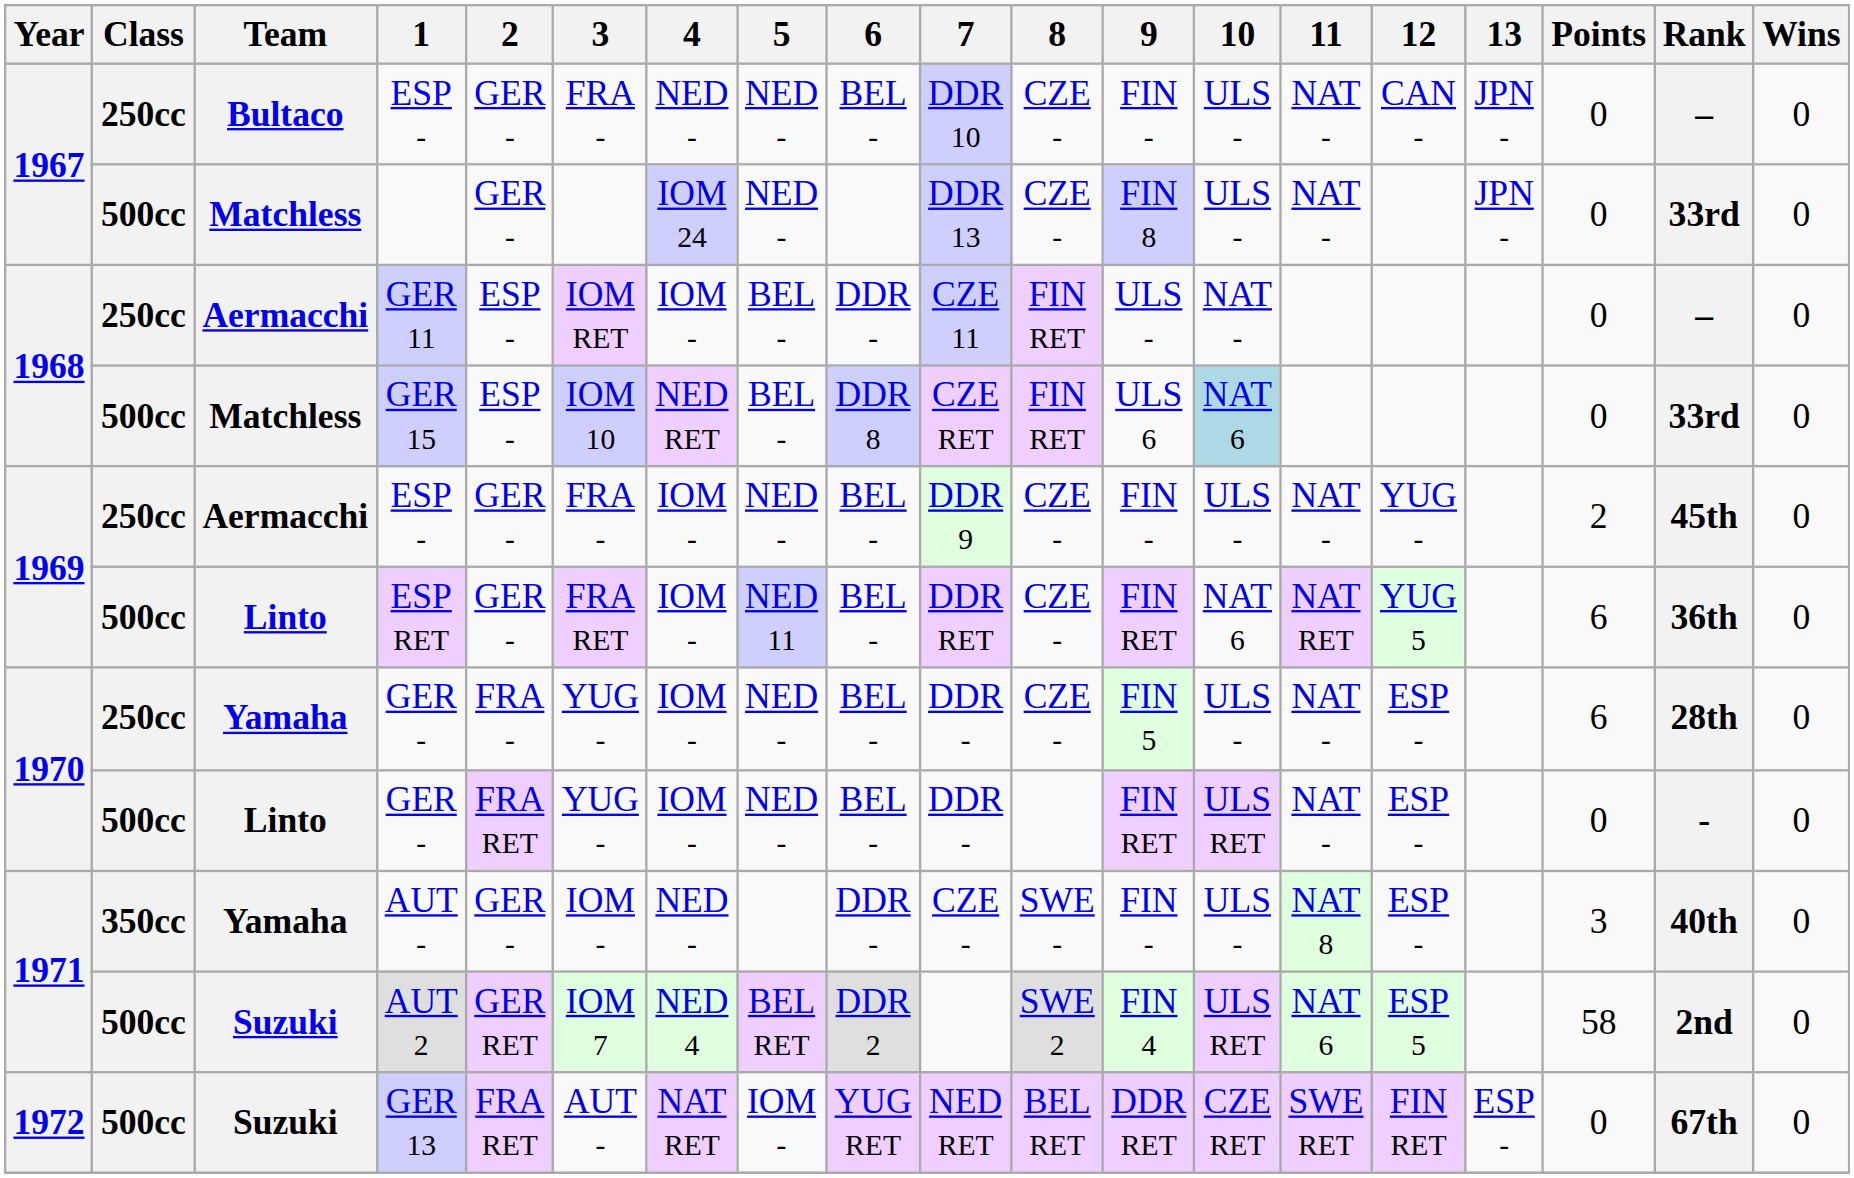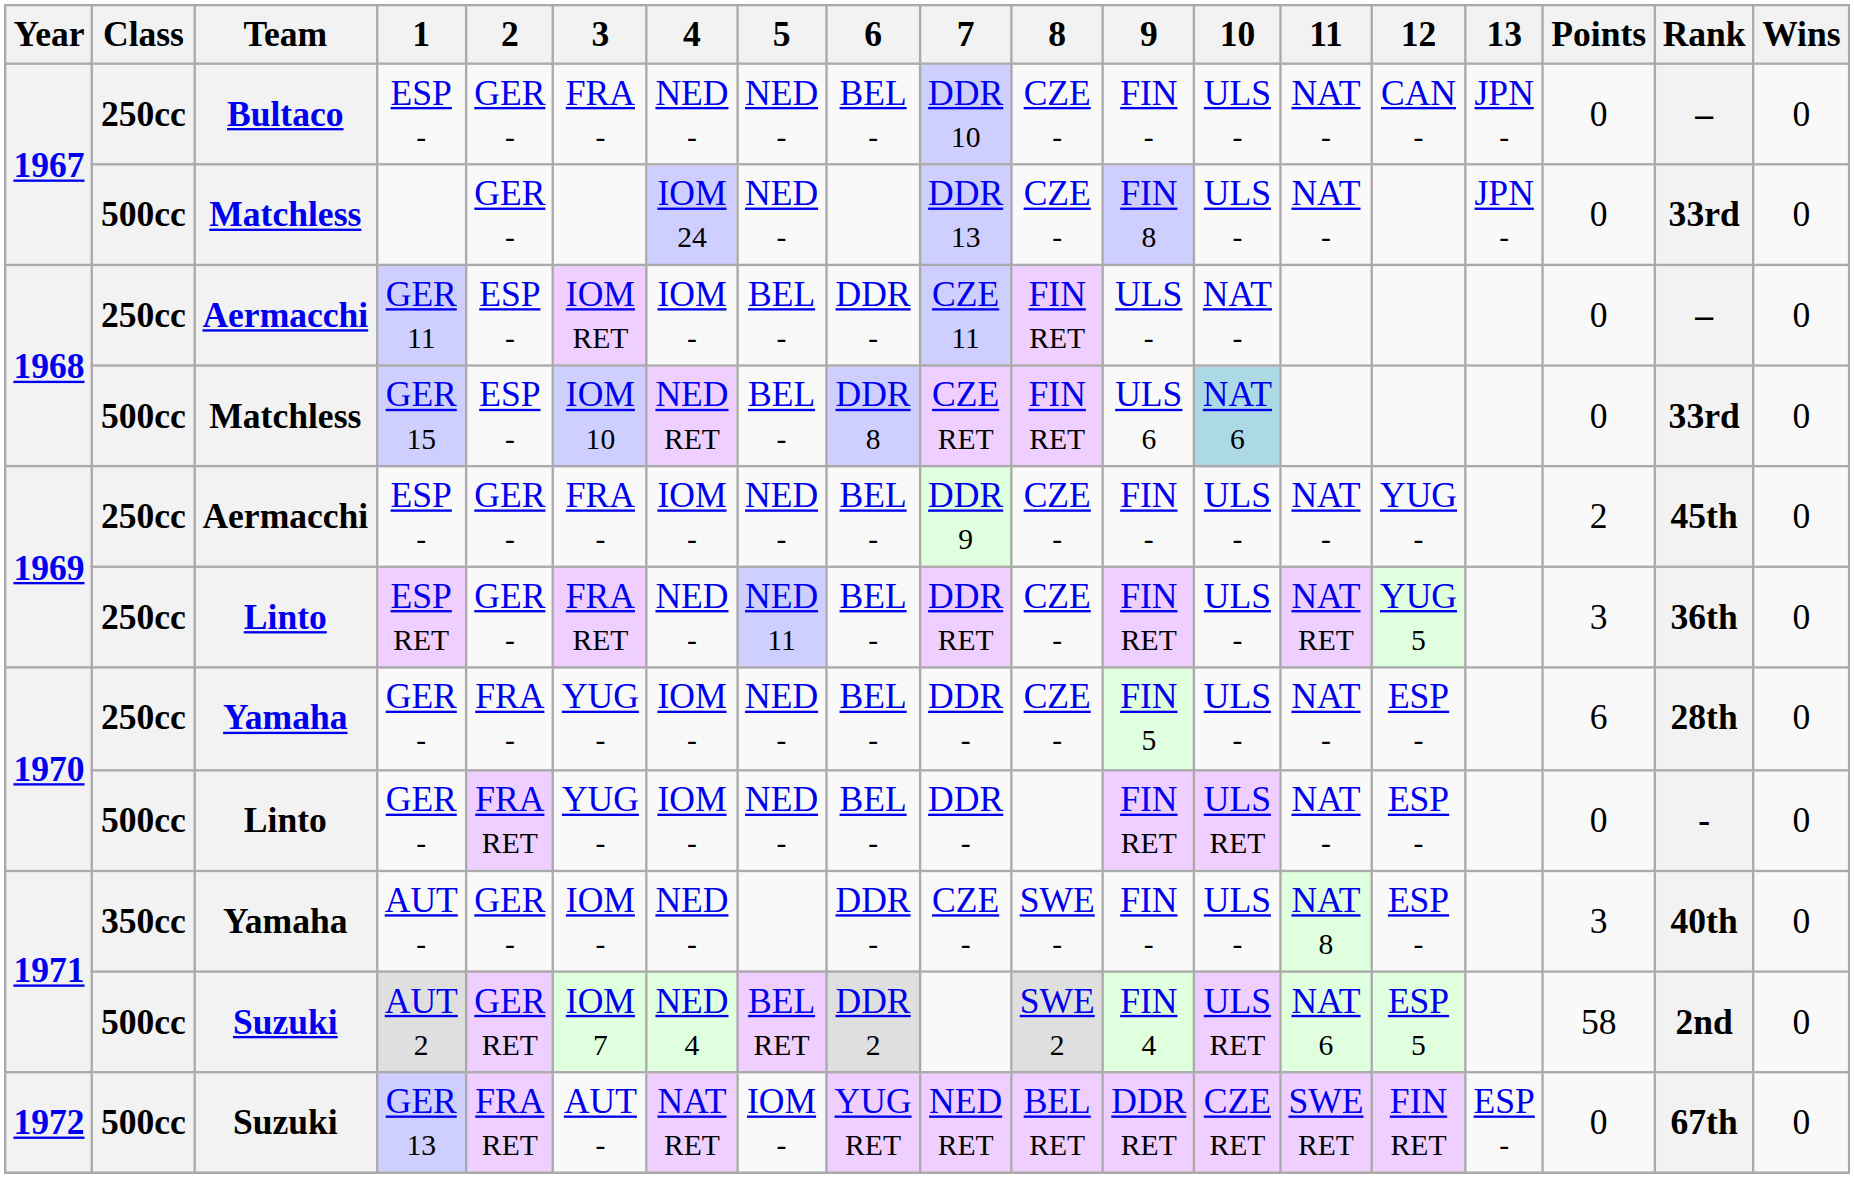(143, 617) 500cc -> (143, 617) 250cc
(692, 617) IOM - -> (692, 617) NED -
(1237, 617) NAT 6 -> (1237, 617) ULS -
(1599, 617) 6 -> (1599, 617) 3
